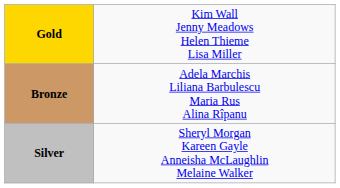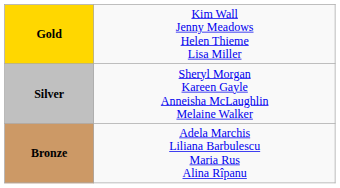rows swapped: (49, 153) <-> (49, 93)
